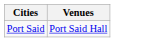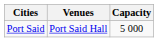+ column: (132, 12)
